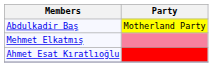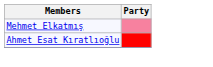- row: (42, 26)
